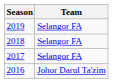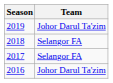(60, 26) Selangor FA -> (71, 26) Johor Darul Ta'zim
